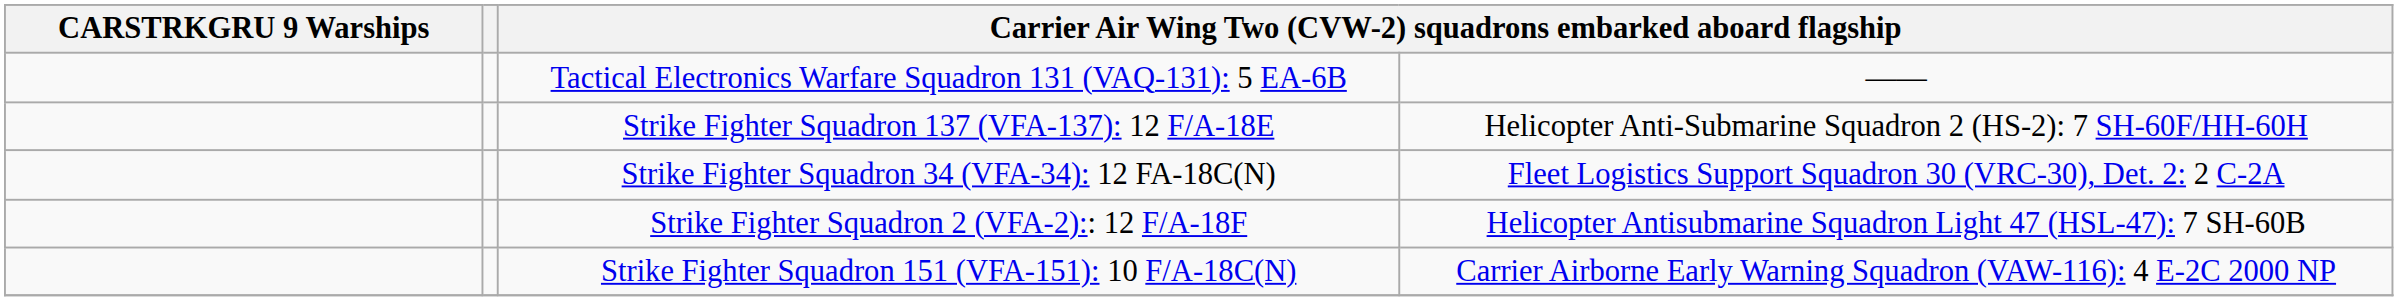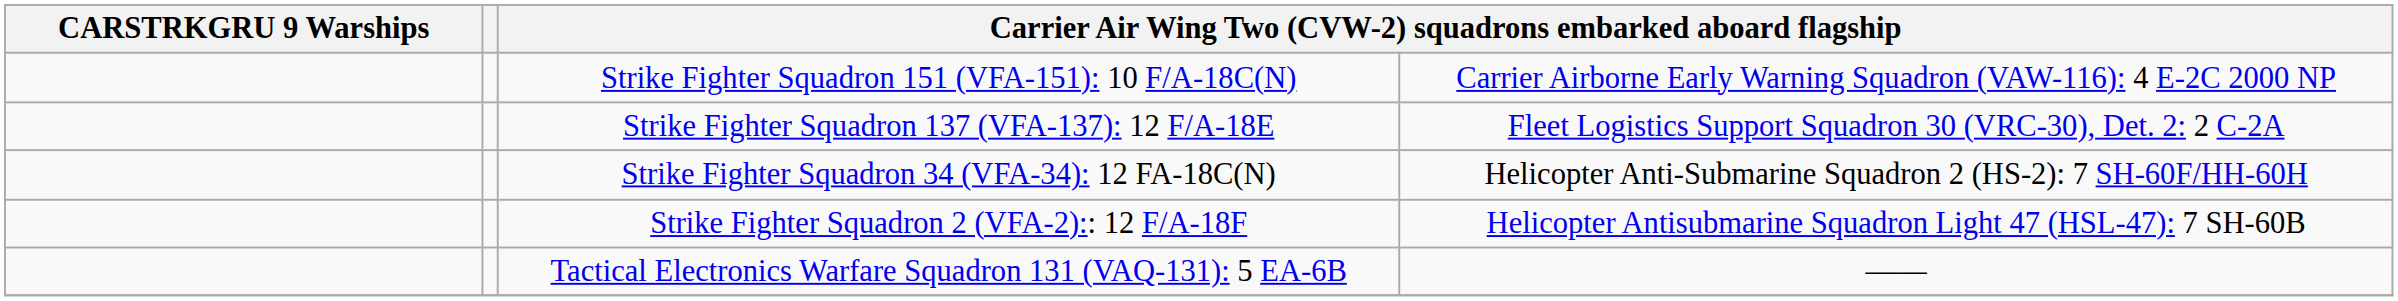rows swapped: (949, 271) <-> (949, 77)
(1896, 125) Helicopter Anti-Submarine Squadron 2 (HS-2): 7 SH-60F/HH-60H -> (1896, 125) Fleet Logistics Support Squadron 30 (VRC-30), Det. 2: 2 C-2A
(1896, 174) Fleet Logistics Support Squadron 30 (VRC-30), Det. 2: 2 C-2A -> (1896, 174) Helicopter Anti-Submarine Squadron 2 (HS-2): 7 SH-60F/HH-60H
